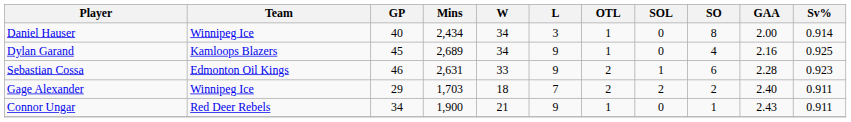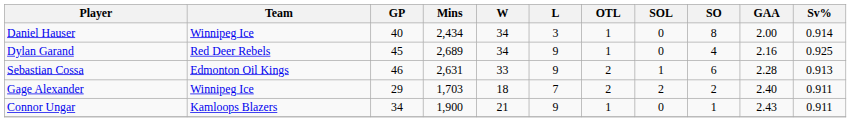(234, 51) Kamloops Blazers -> (230, 51) Red Deer Rebels
(819, 70) 0.923 -> (819, 70) 0.913
(230, 107) Red Deer Rebels -> (234, 107) Kamloops Blazers
